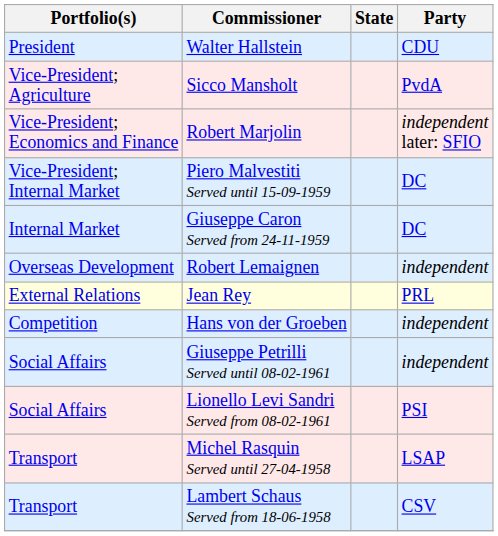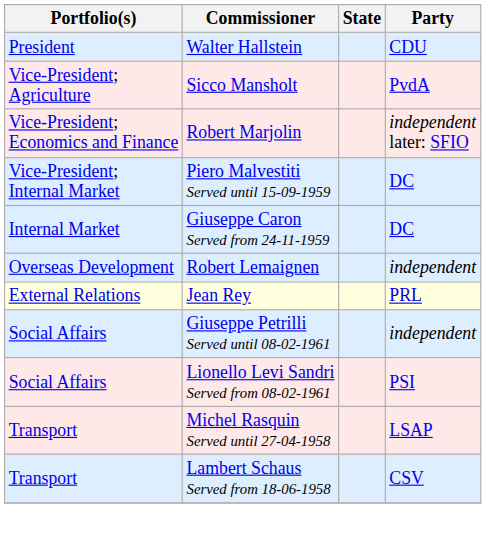- row: (267, 323)
